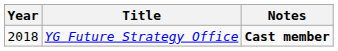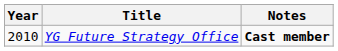(23, 36) 2018 -> (23, 36) 2010
